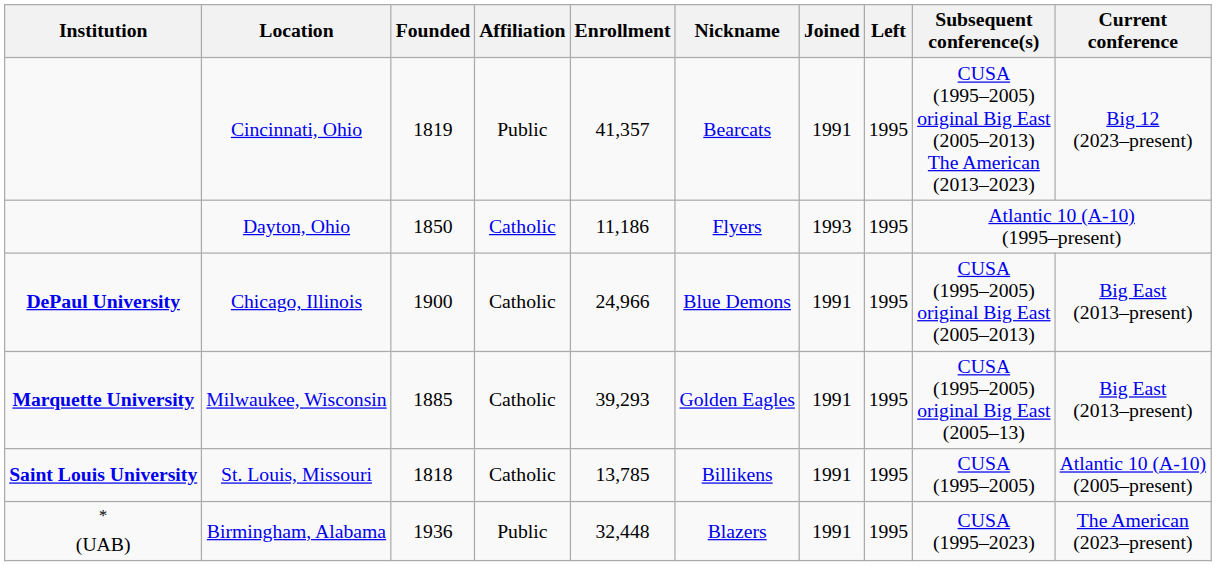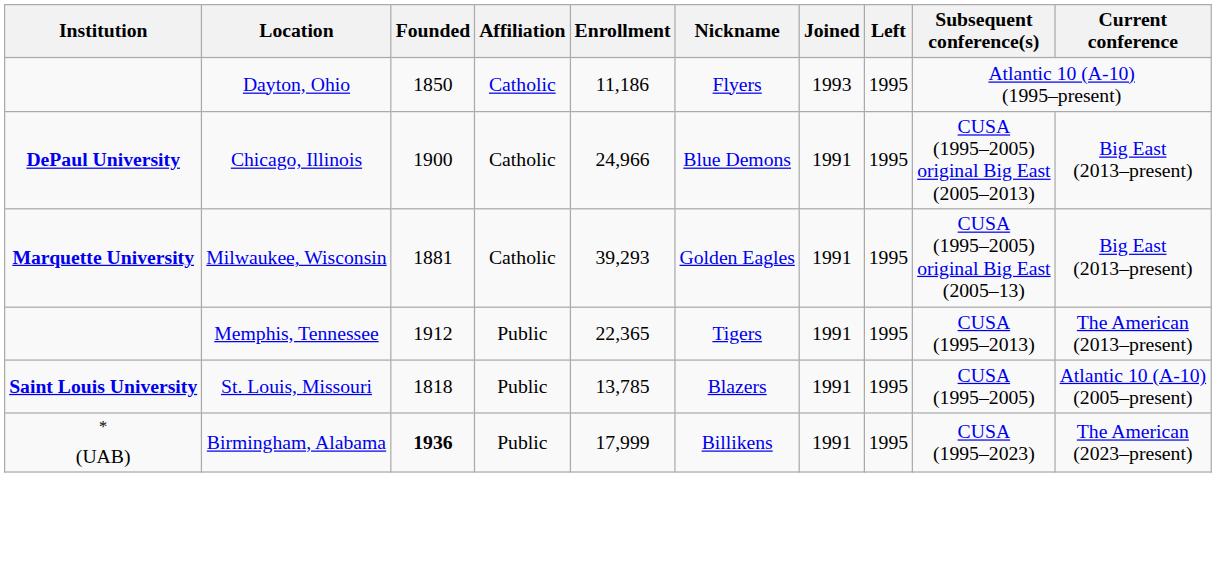- row: (296, 128)
(433, 399) 1885 -> (433, 257) 1881
+ row: (296, 333)
(522, 475) Catholic -> (522, 386) Public
(737, 475) Billikens -> (737, 386) Blazers
(433, 531) normal -> (433, 442) bold
(623, 531) 32,448 -> (623, 442) 17,999
(737, 531) Blazers -> (737, 442) Billikens
